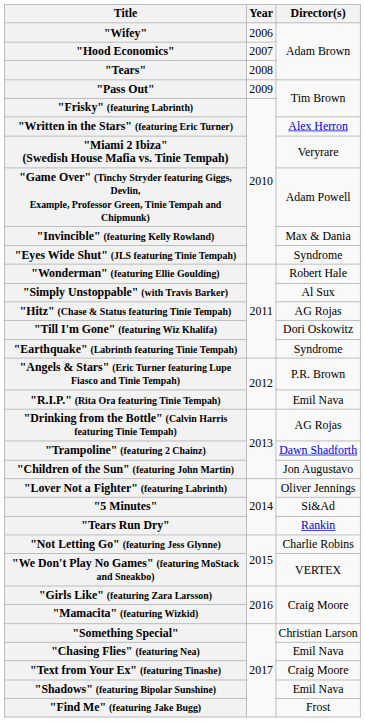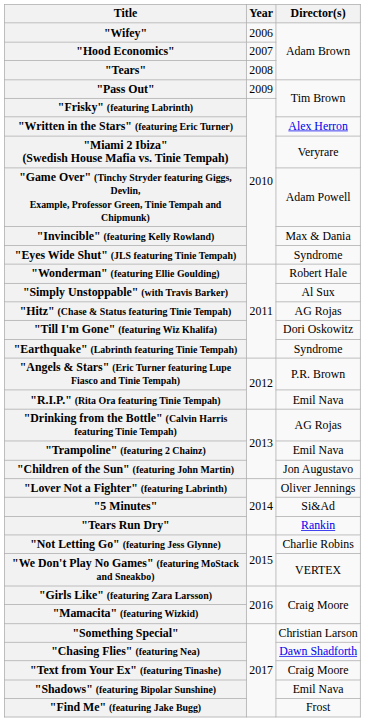(318, 450) Dawn Shadforth -> (318, 450) Emil Nava
(318, 651) Emil Nava -> (318, 651) Dawn Shadforth
